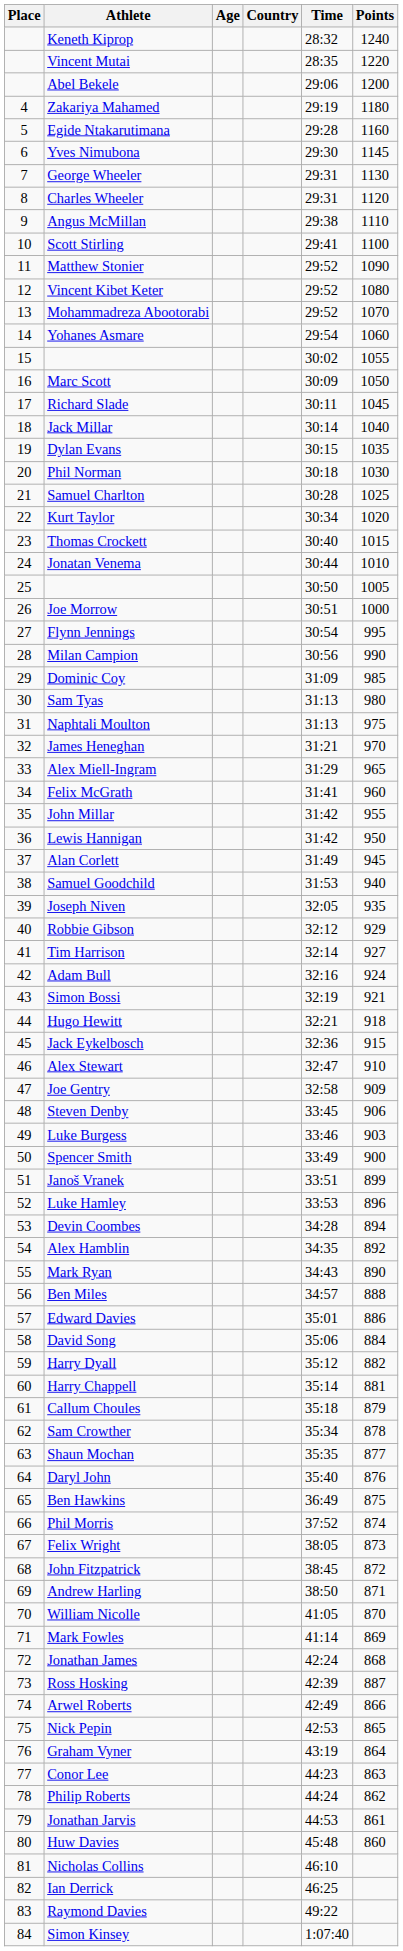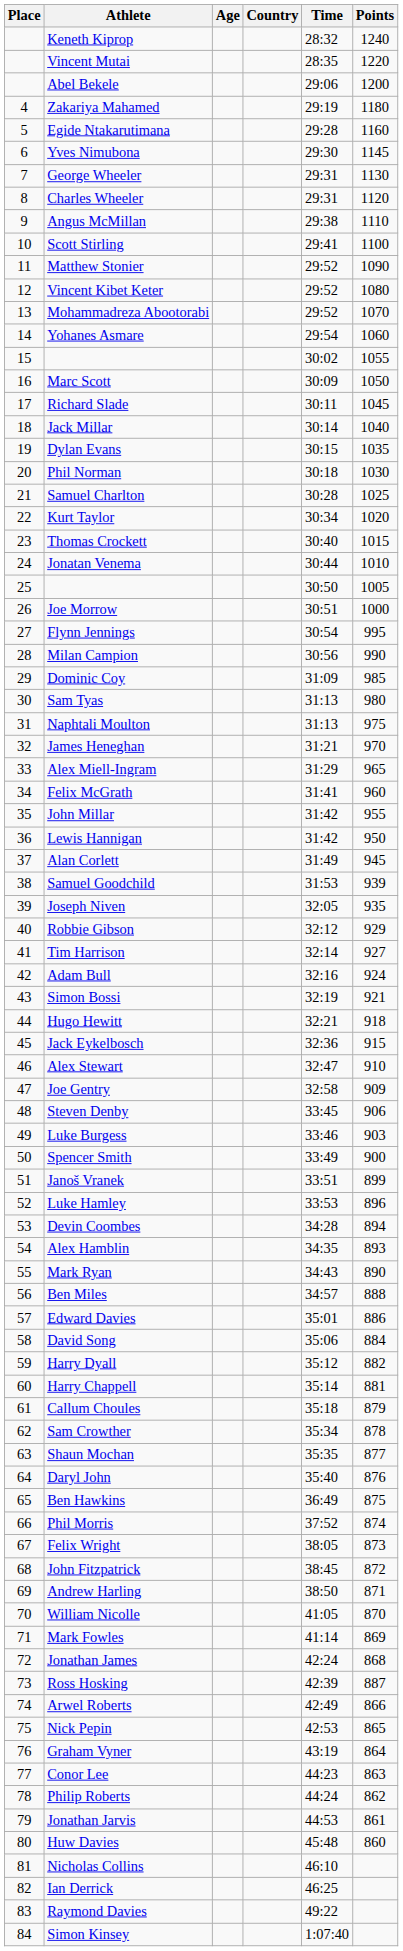(375, 883) 940 -> (375, 883) 939
(375, 1249) 892 -> (375, 1249) 893
